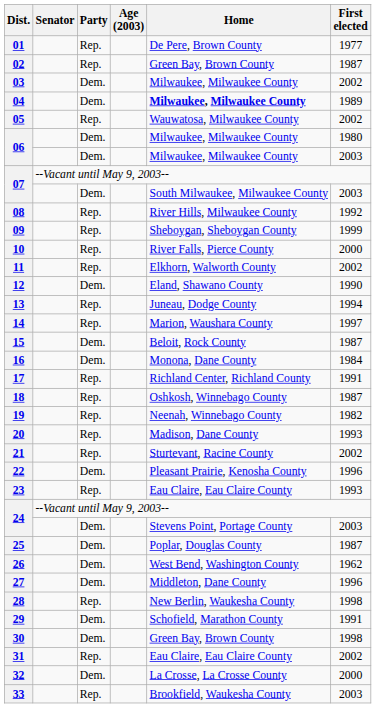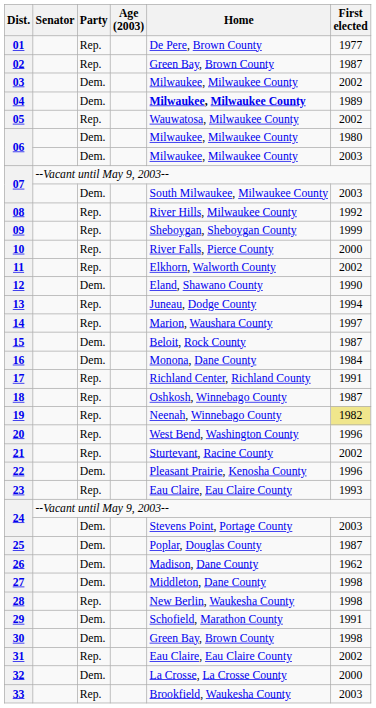(351, 415) no background -> (351, 415) khaki background
(204, 434) Madison, Dane County -> (224, 434) West Bend, Washington County
(351, 434) 1993 -> (351, 434) 1996
(224, 564) West Bend, Washington County -> (204, 564) Madison, Dane County
(351, 582) 1996 -> (351, 582) 1998
